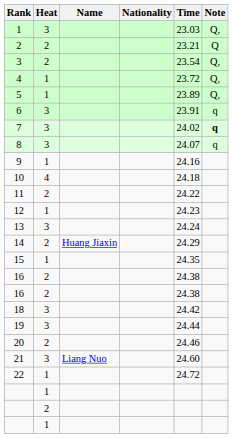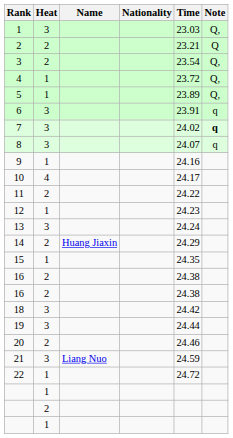(188, 177) 24.18 -> (188, 177) 24.17
(188, 359) 24.60 -> (188, 359) 24.59
